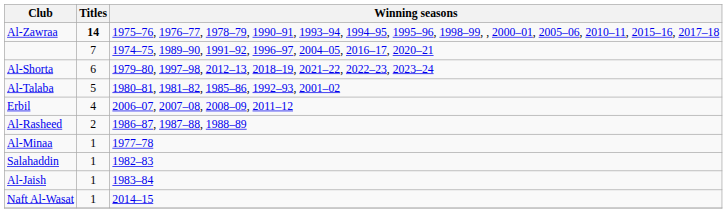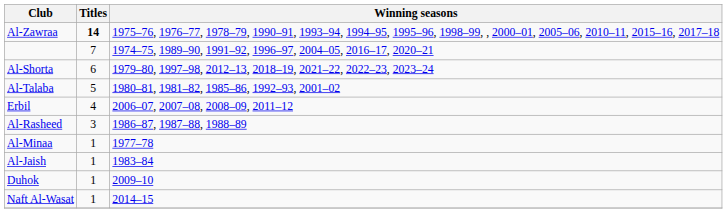(93, 124) 2 -> (93, 124) 3
- row: (33, 161)
+ row: (23, 180)
